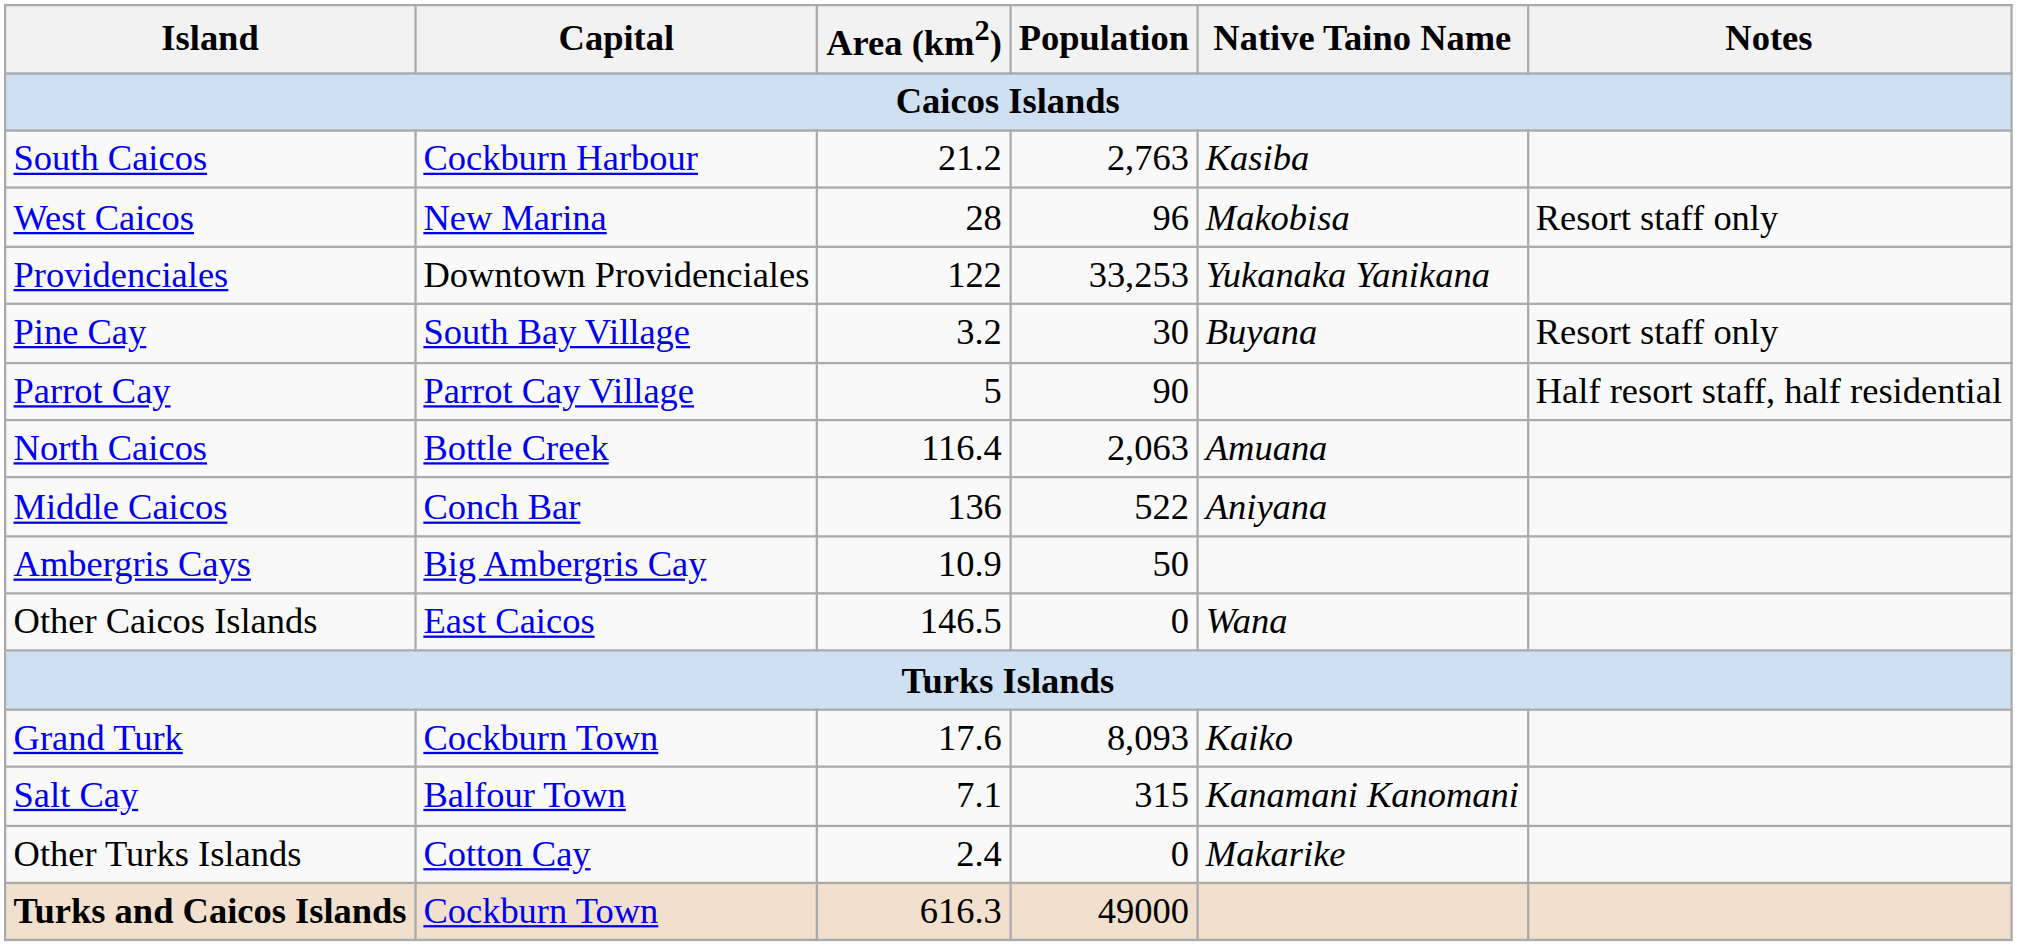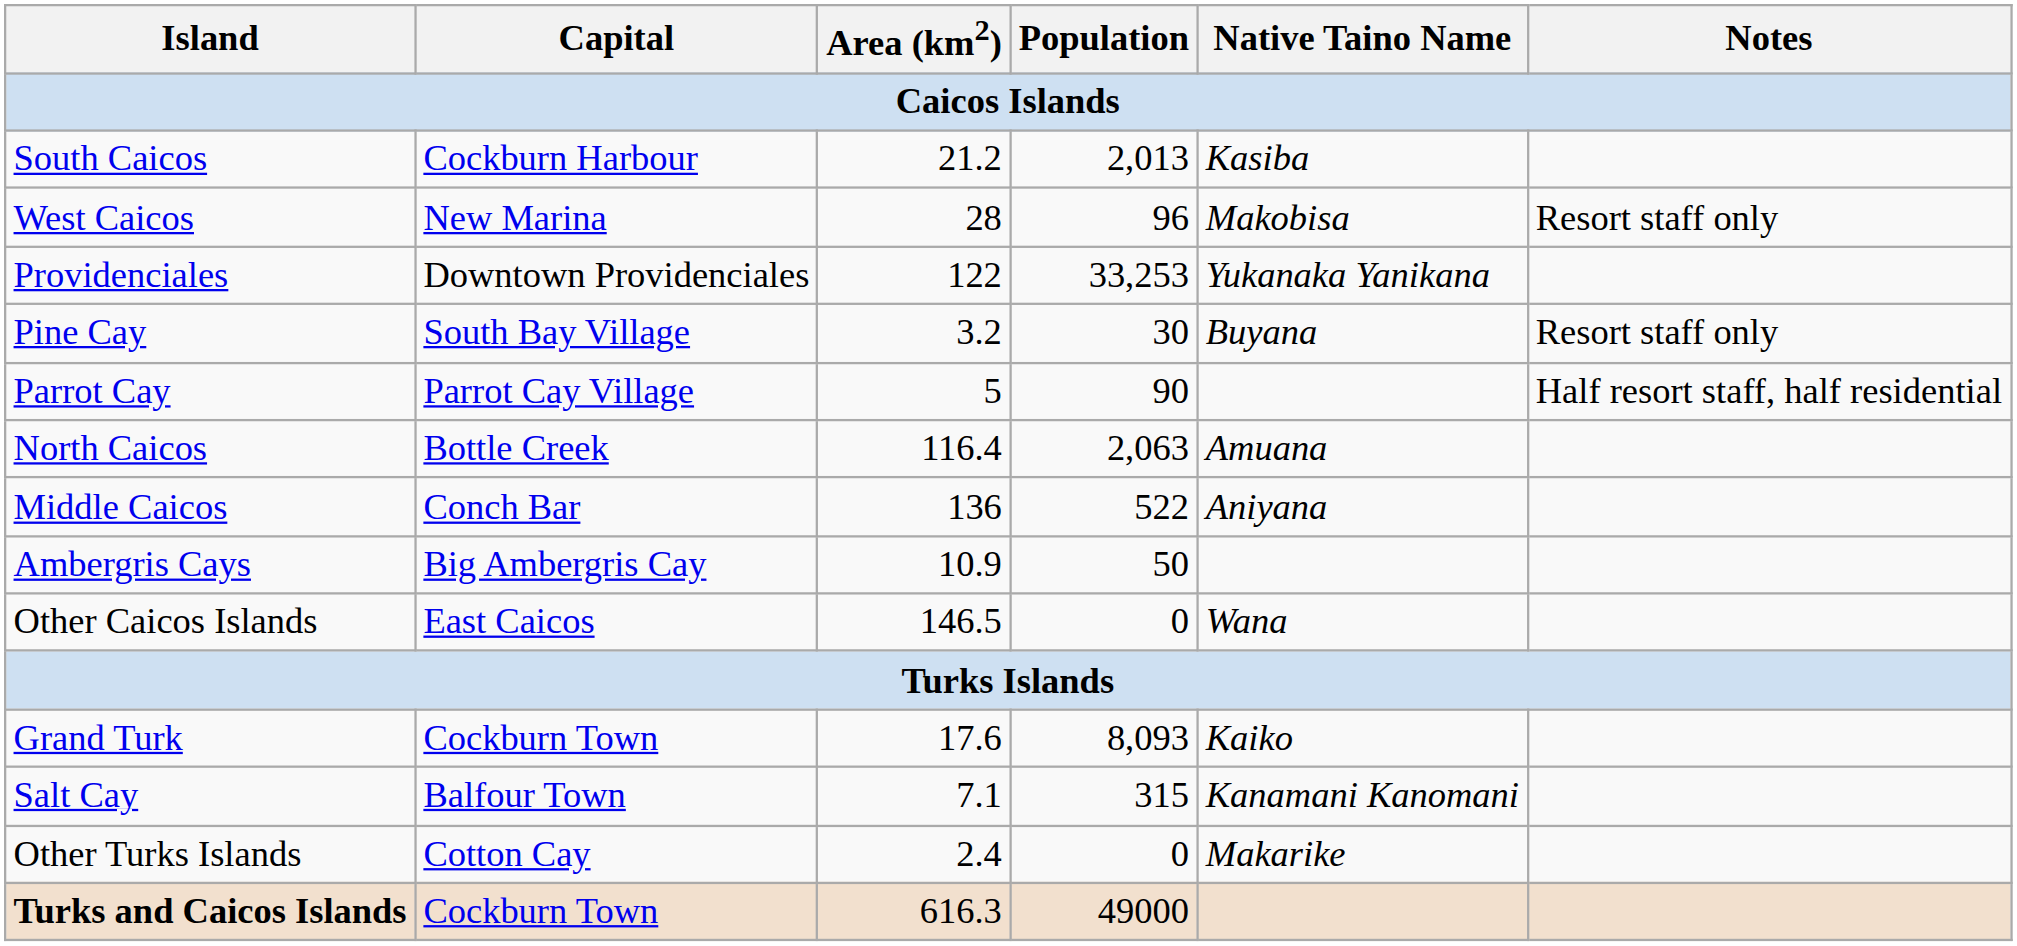(1148, 159) 2,763 -> (1148, 159) 2,013
